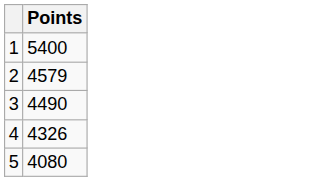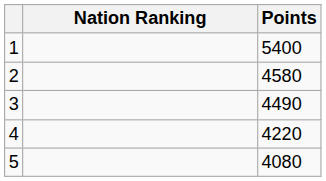+ column: (140, 18)
(47, 76) 4579 -> (282, 76) 4580
(47, 133) 4326 -> (282, 133) 4220
